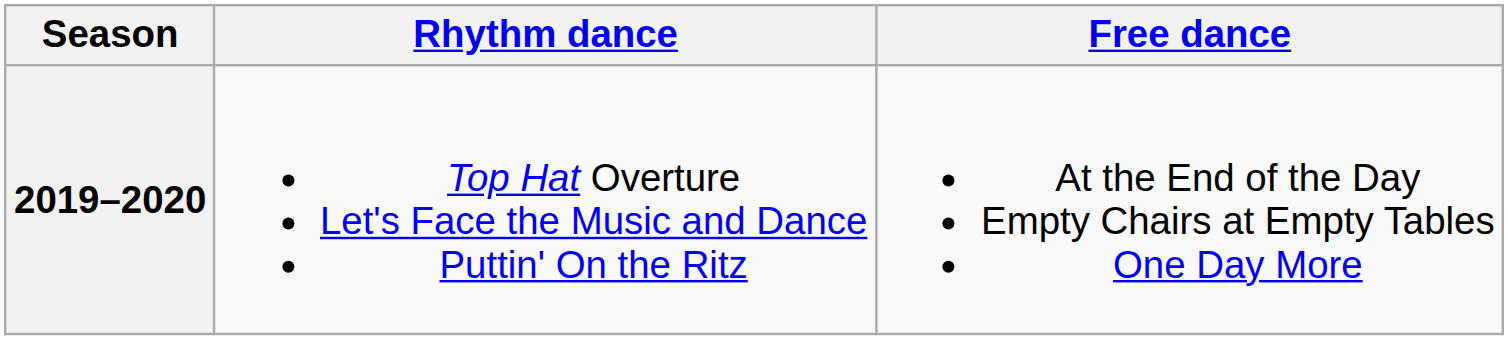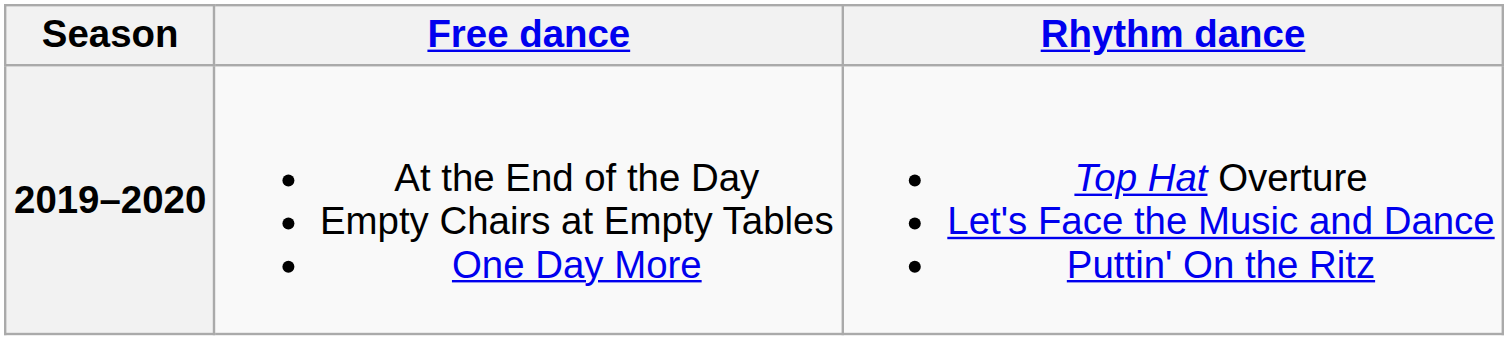columns swapped: (546, 34) <-> (1190, 34)
